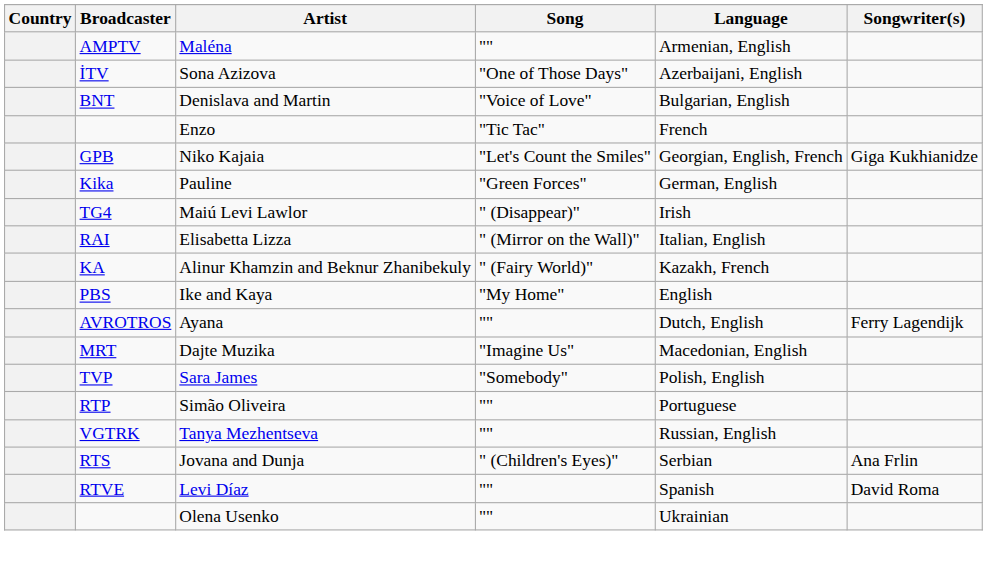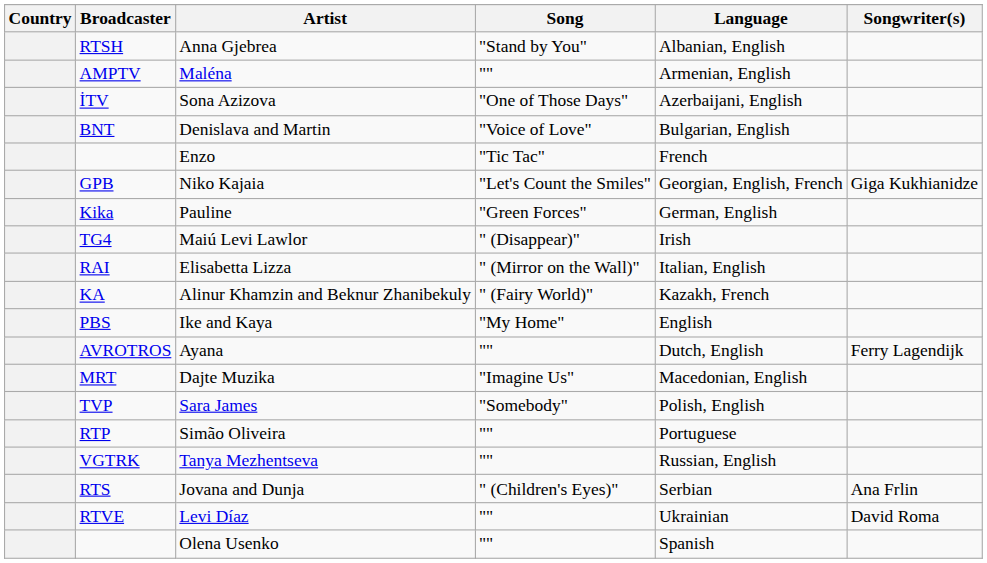+ row: (228, 45)
(687, 488) Spanish -> (694, 516) Ukrainian
(694, 516) Ukrainian -> (687, 543) Spanish
